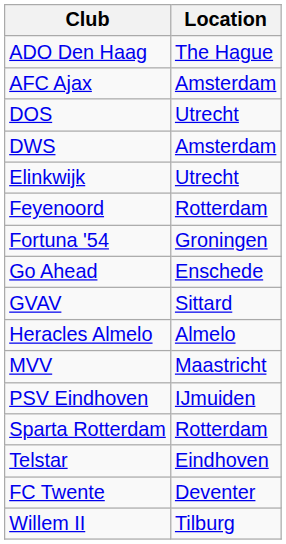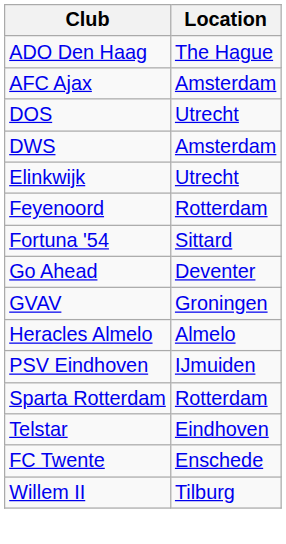(221, 240) Groningen -> (204, 240) Sittard
(219, 271) Enschede -> (215, 271) Deventer
(204, 303) Sittard -> (221, 303) Groningen
- row: (31, 366)
(215, 492) Deventer -> (219, 460) Enschede
